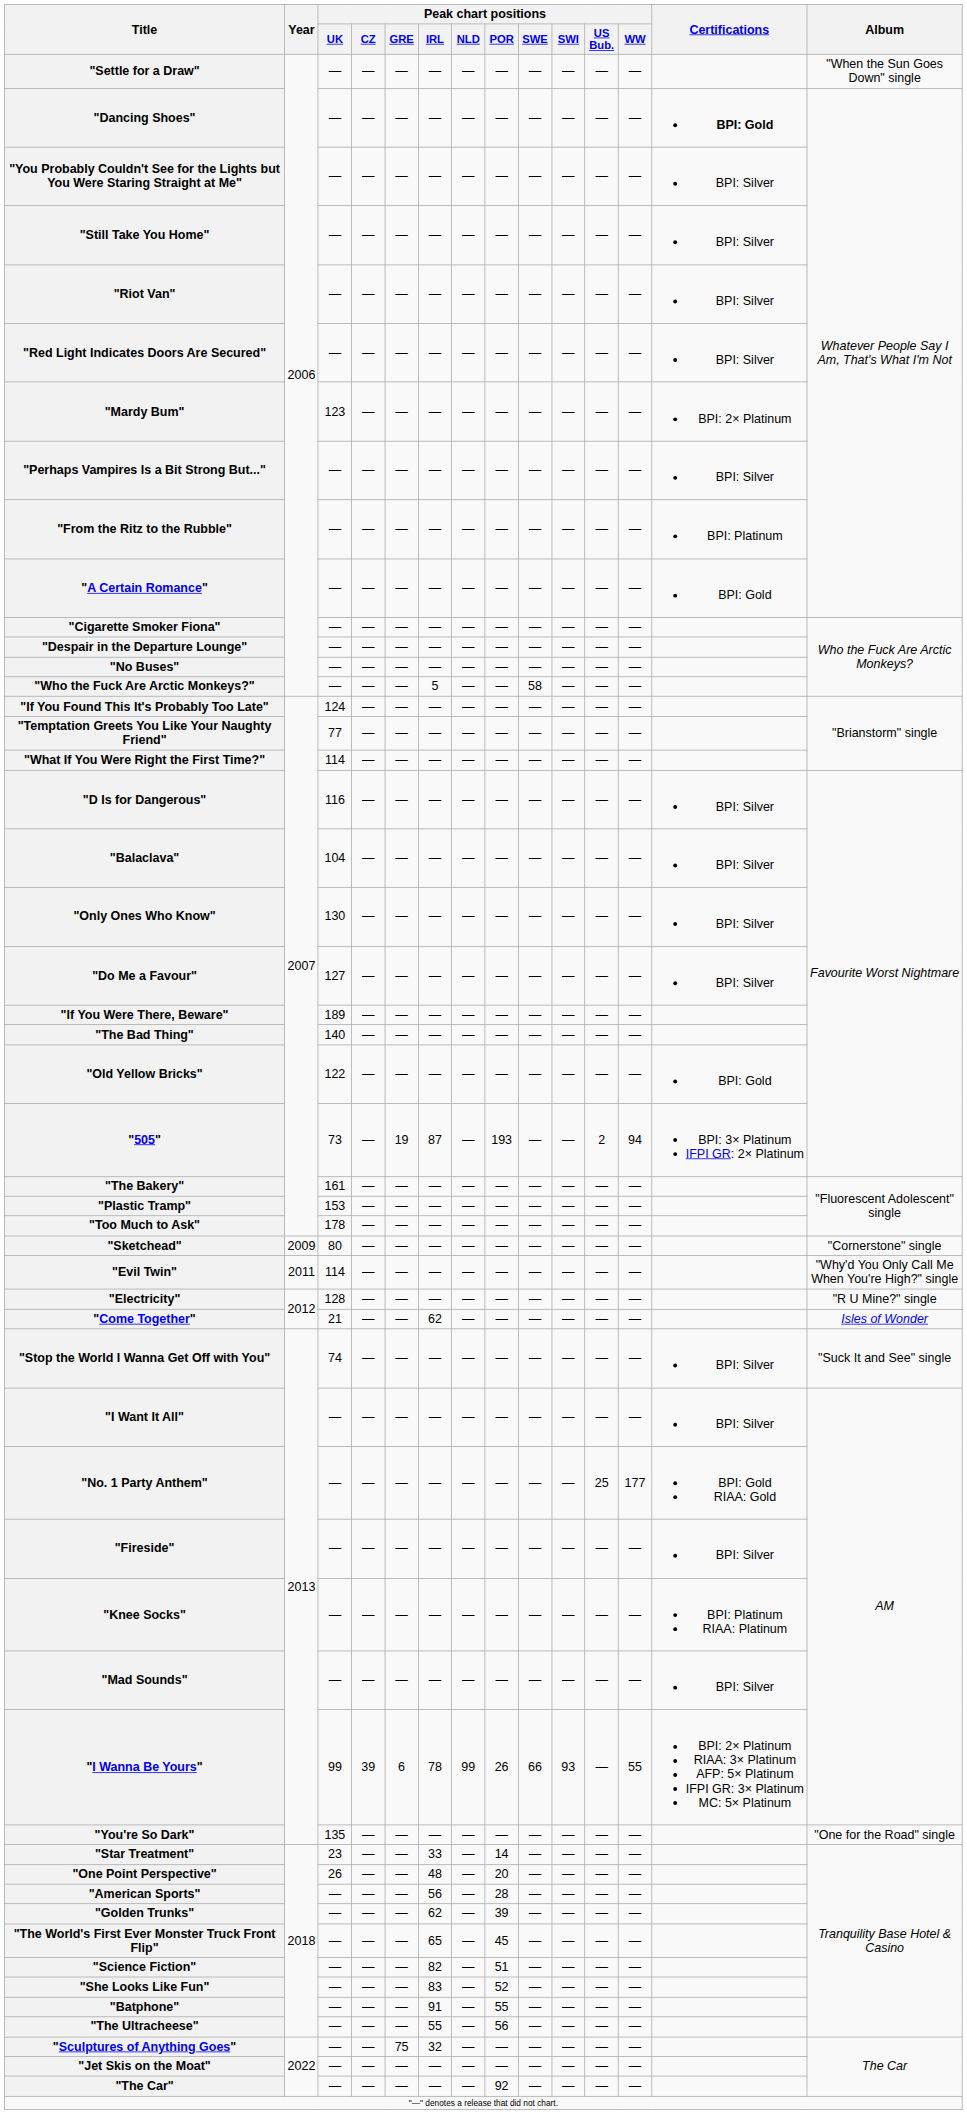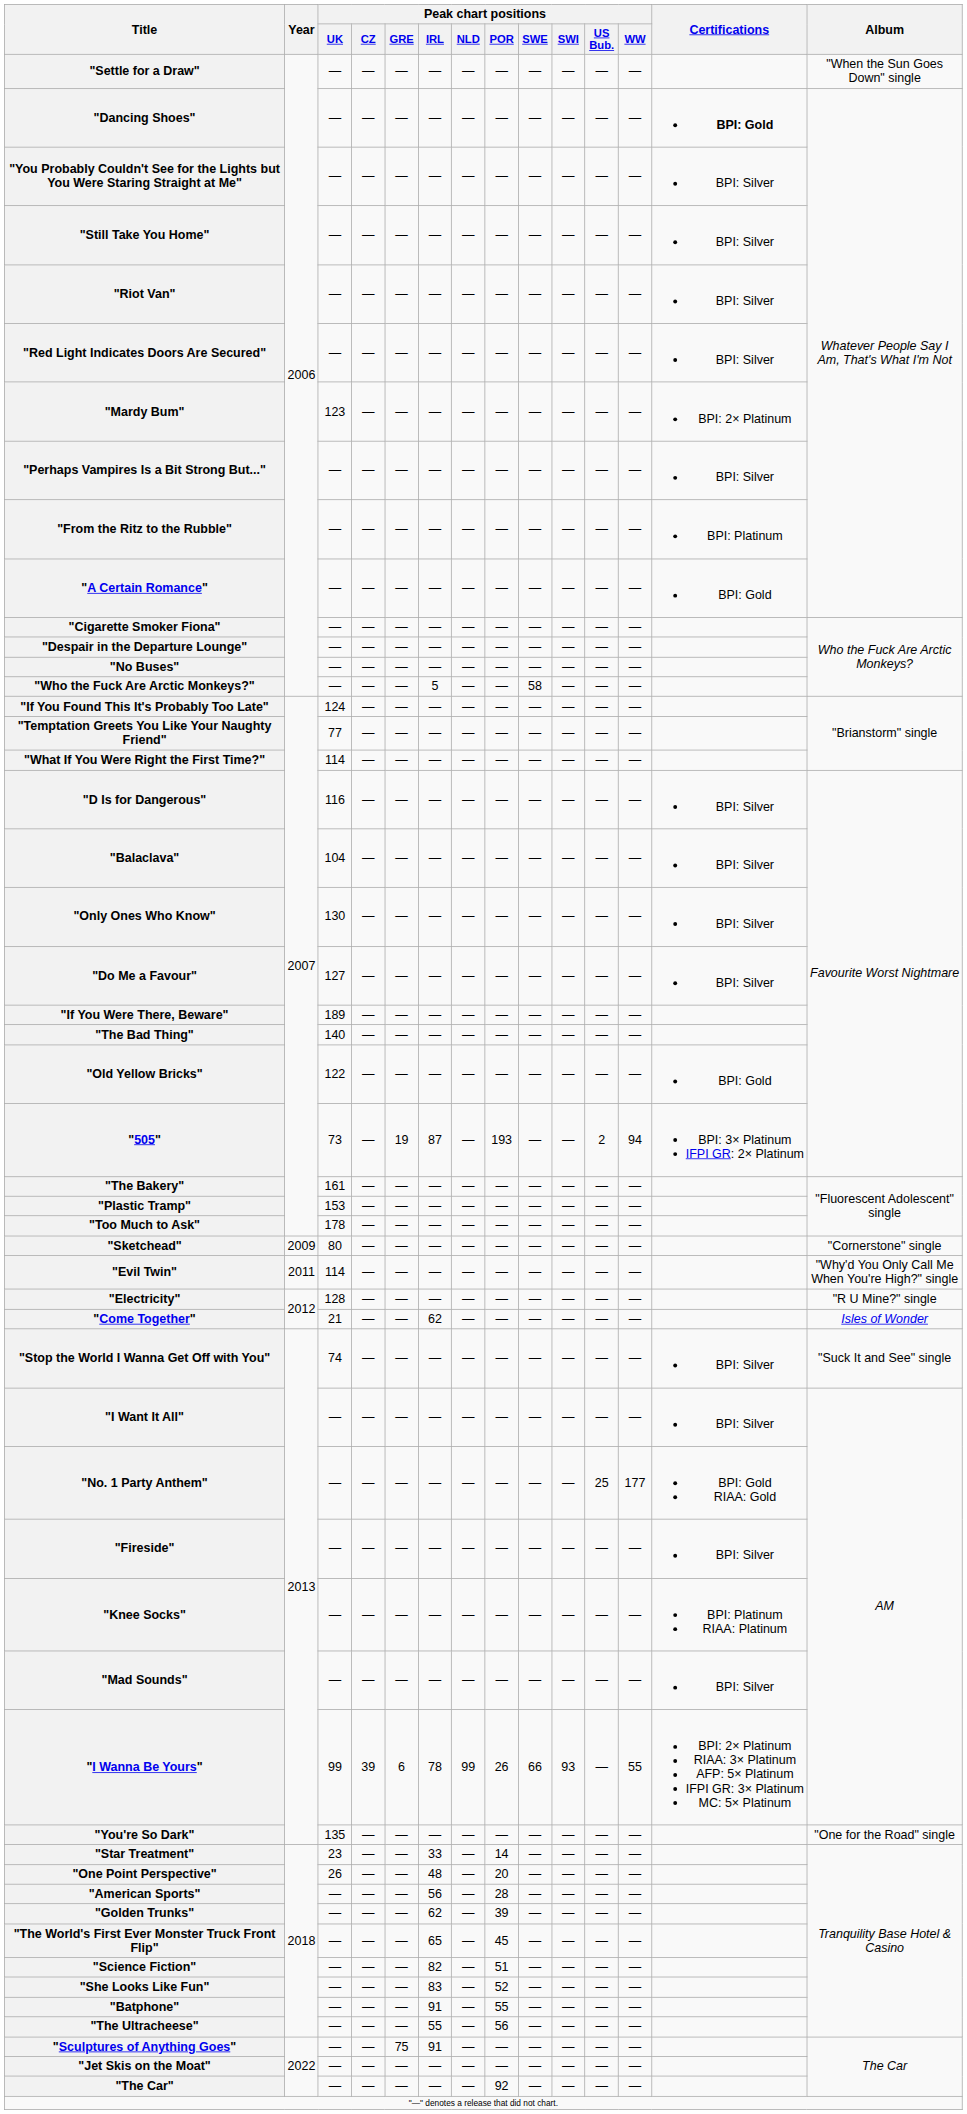(435, 2046) 32 -> (435, 2046) 91
